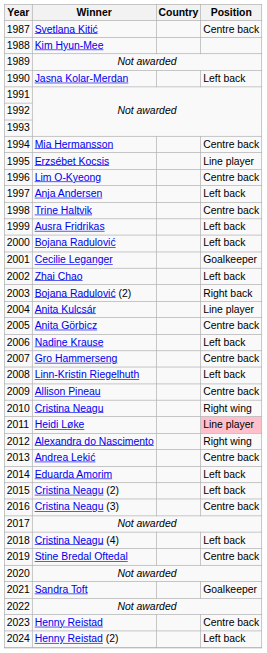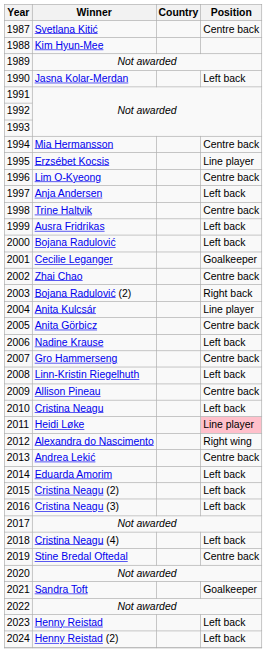(224, 276) Left back -> (231, 276) Centre back
(227, 408) Right wing -> (224, 408) Left back
(231, 507) Centre back -> (224, 507) Left back
(231, 623) Centre back -> (224, 623) Left back
